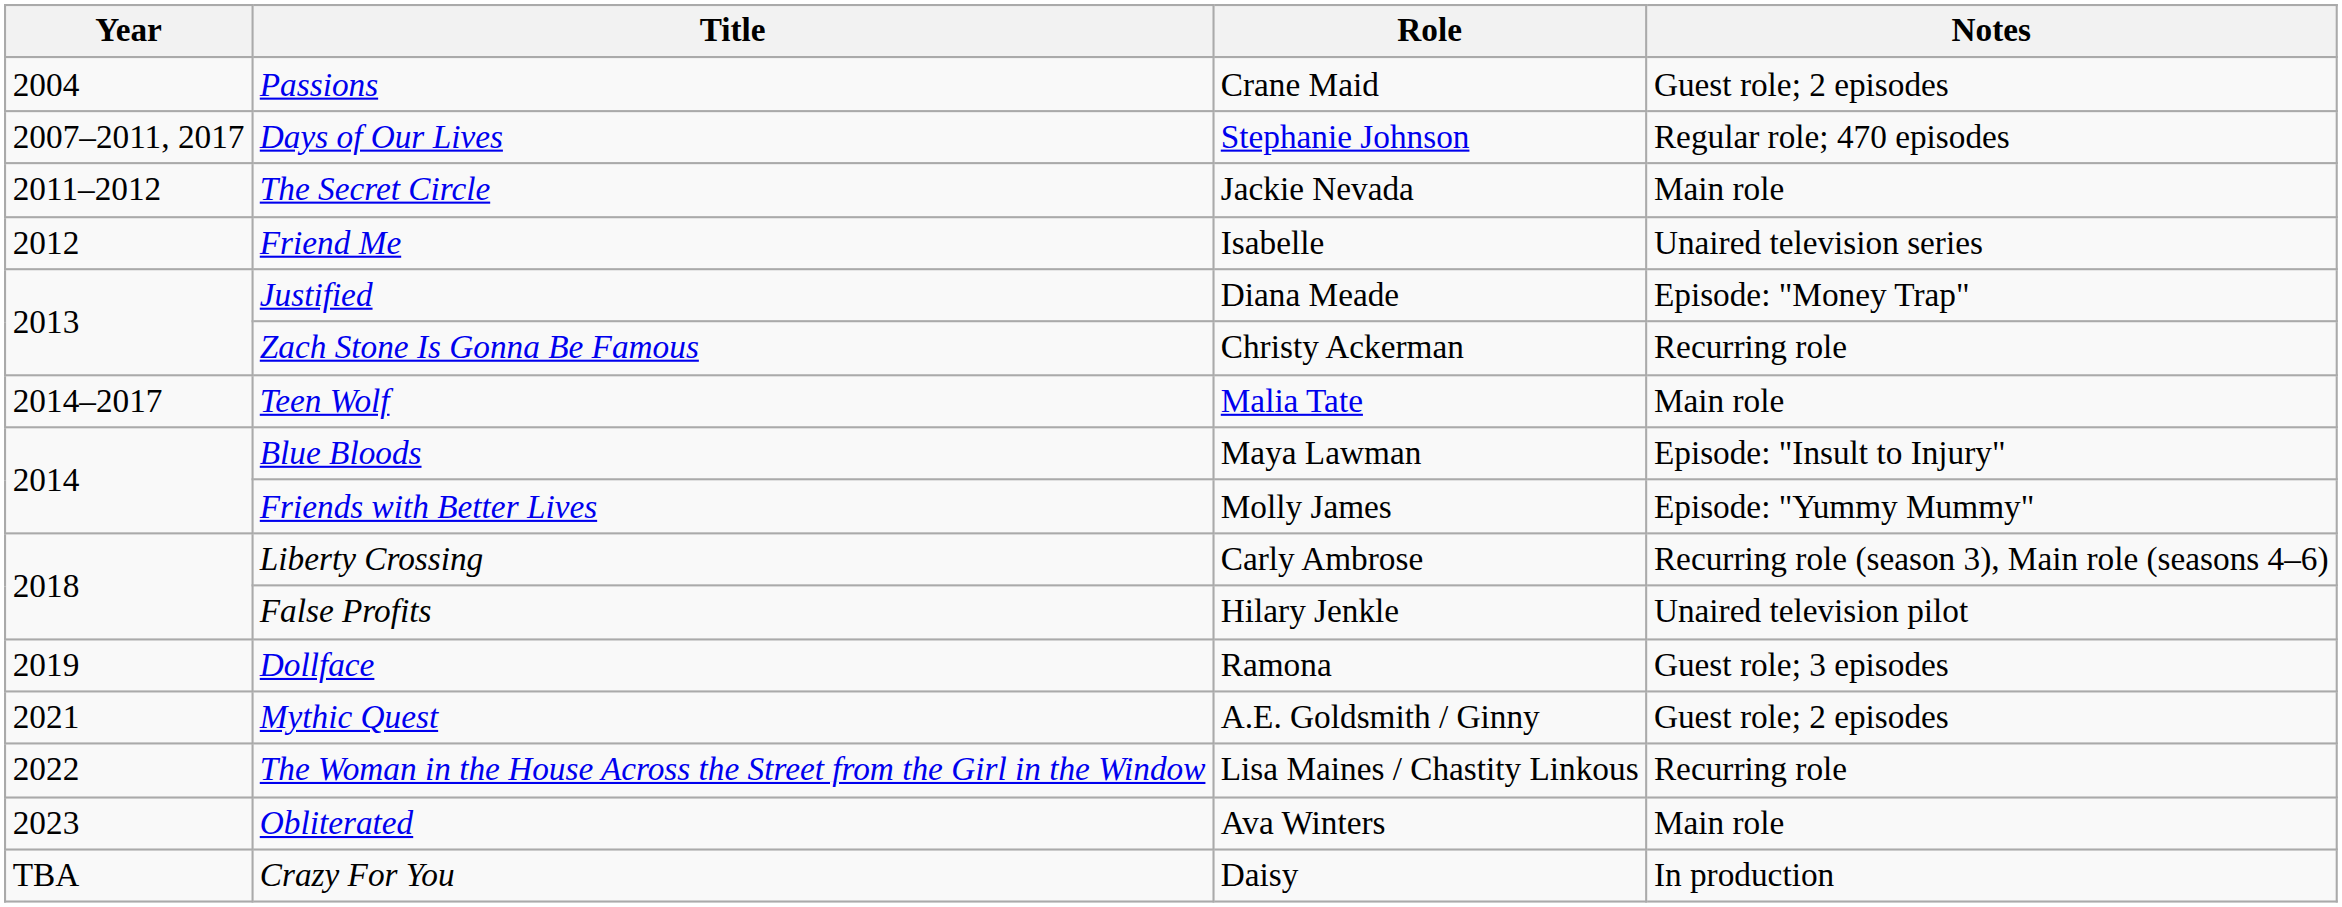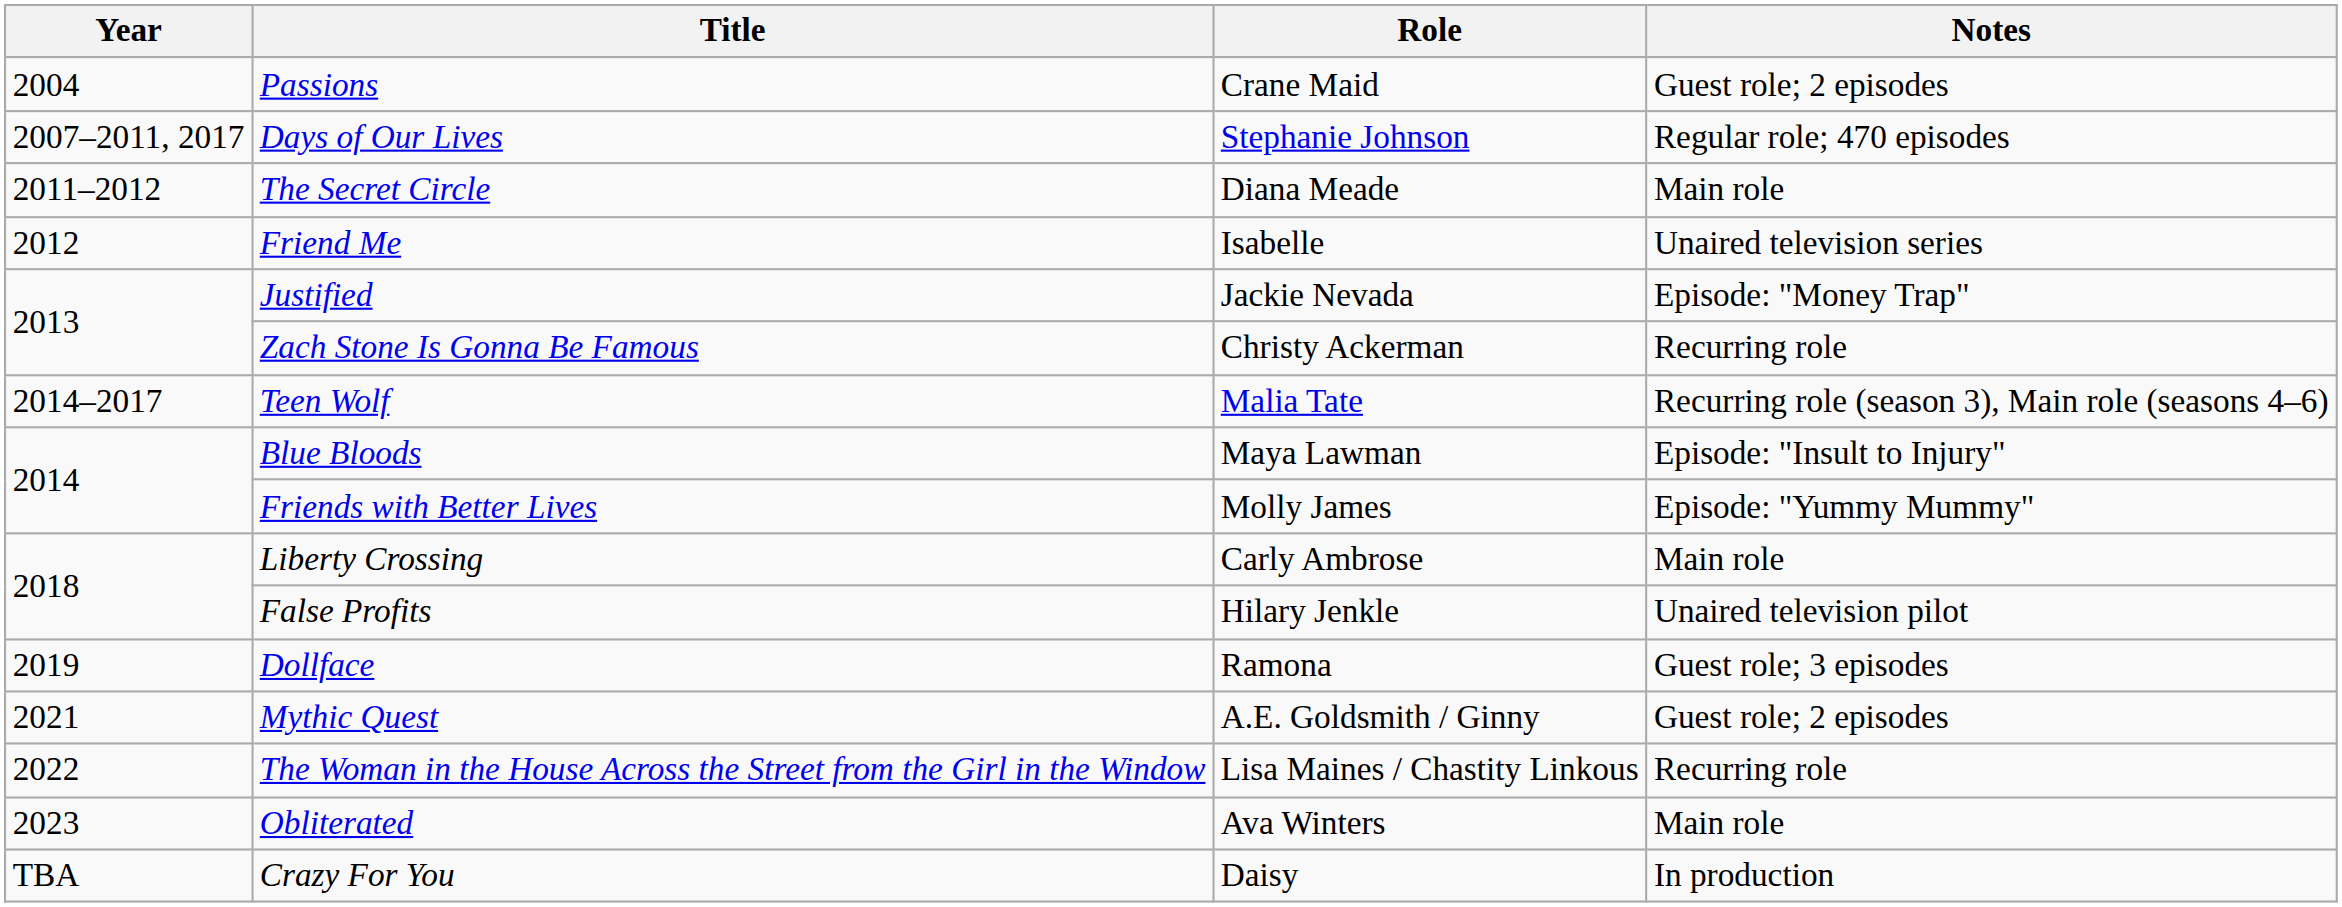(1317, 189) Jackie Nevada -> (1310, 189) Diana Meade
(1310, 294) Diana Meade -> (1317, 294) Jackie Nevada
(1719, 400) Main role -> (1991, 400) Recurring role (season 3), Main role (seasons 4–6)
(1991, 558) Recurring role (season 3), Main role (seasons 4–6) -> (1719, 558) Main role
